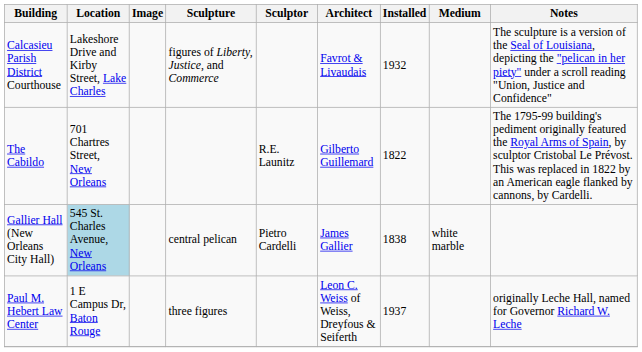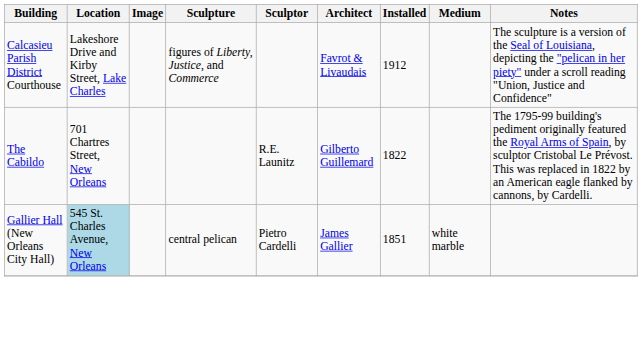(395, 65) 1932 -> (395, 65) 1912
(395, 240) 1838 -> (395, 240) 1851
- row: (35, 311)
